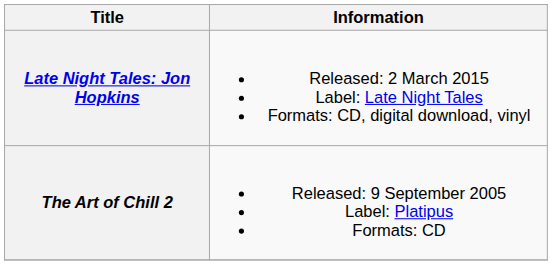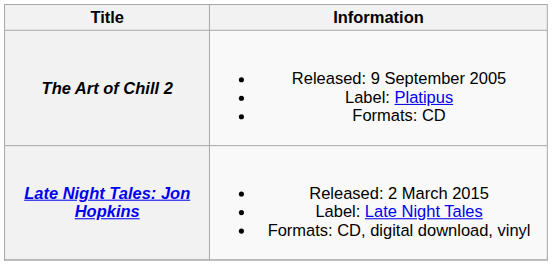rows swapped: (107, 202) <-> (107, 87)
